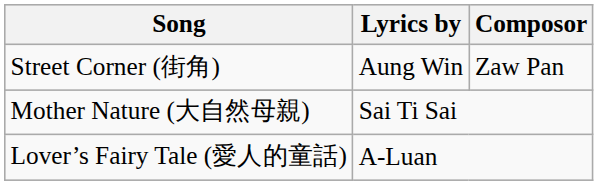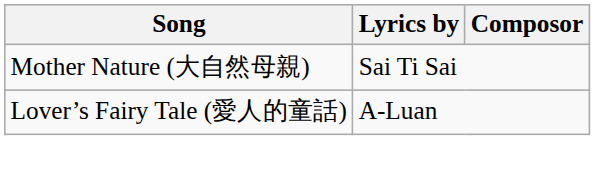- row: (115, 66)
